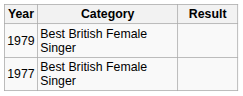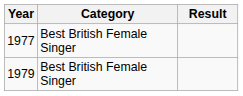rows swapped: (21, 74) <-> (21, 40)
